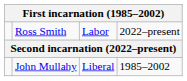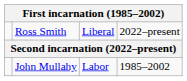(95, 31) Labor -> (98, 31) Liberal
(98, 66) Liberal -> (95, 66) Labor
